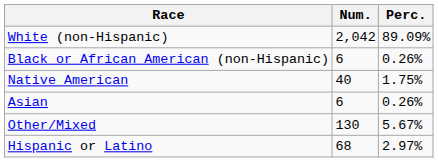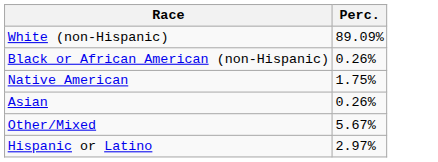- column: (356, 15)
